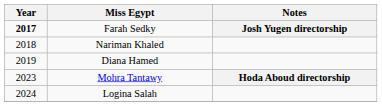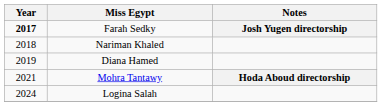(26, 77) 2023 -> (26, 77) 2021
